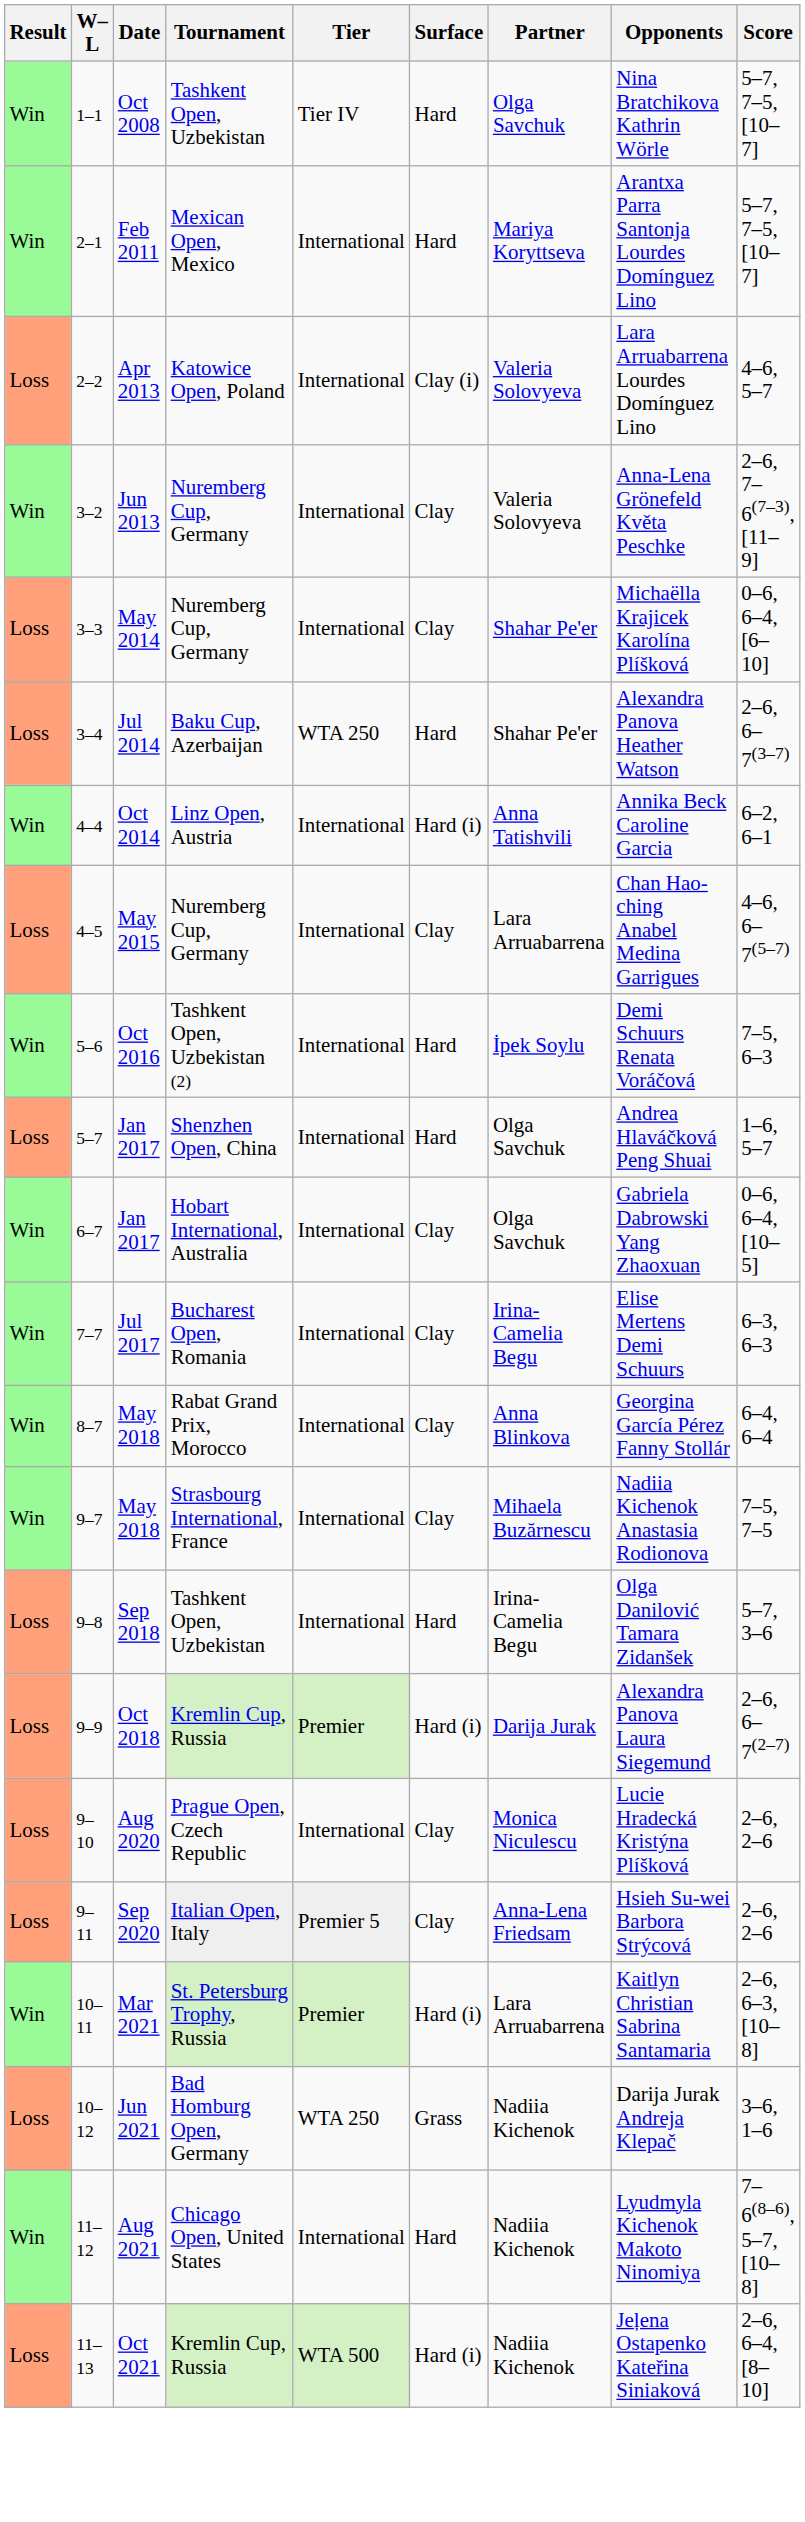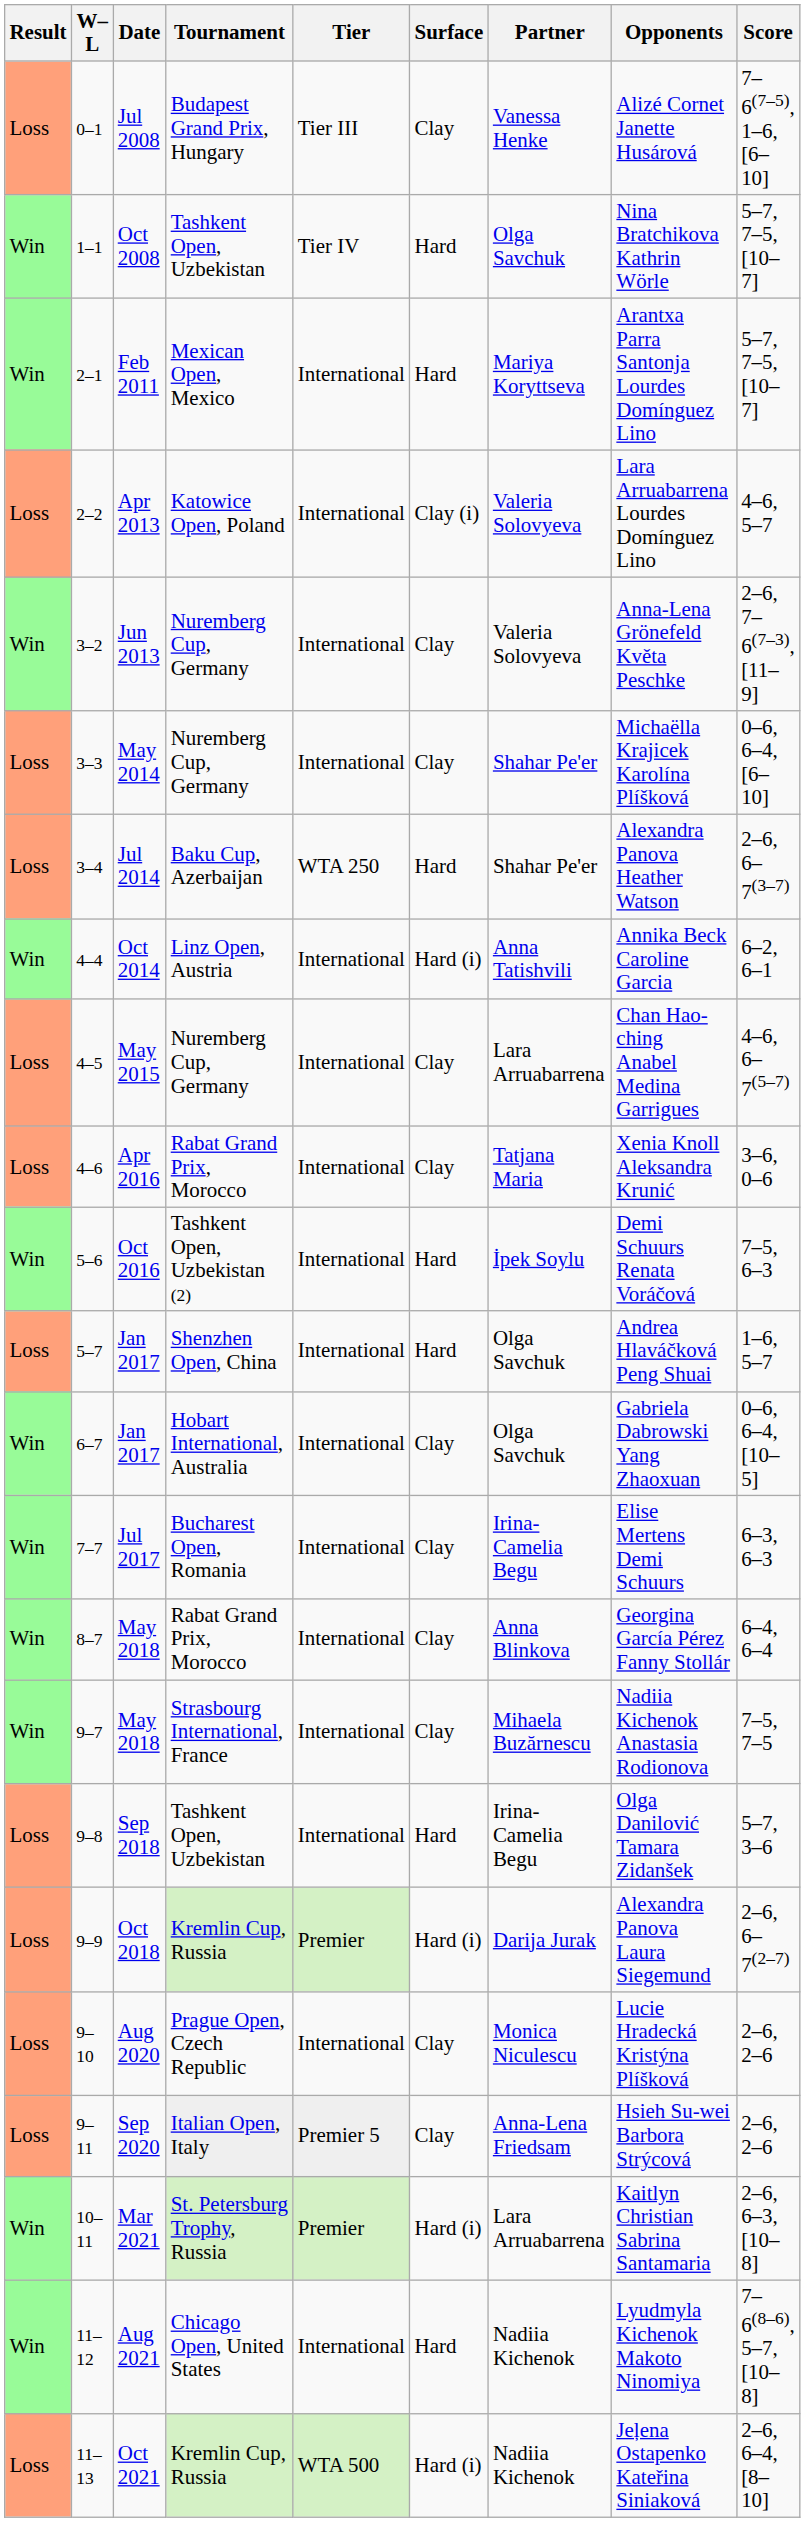+ row: (89, 129)
+ row: (89, 1167)
- row: (89, 2119)
